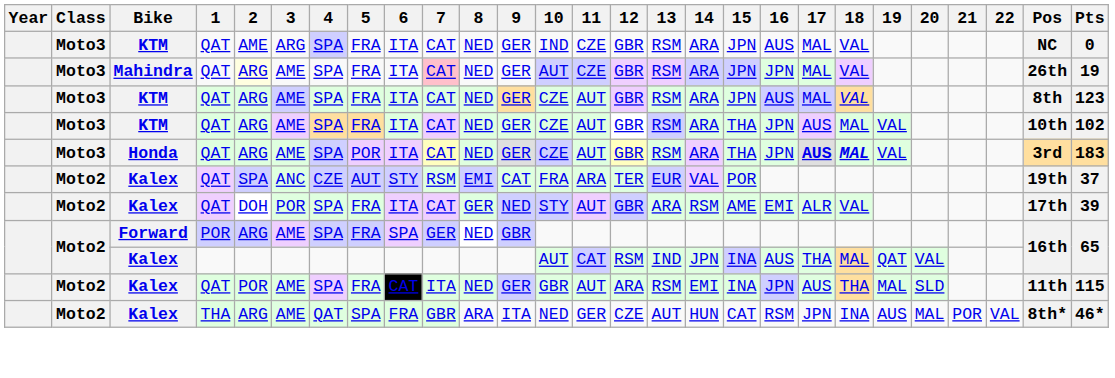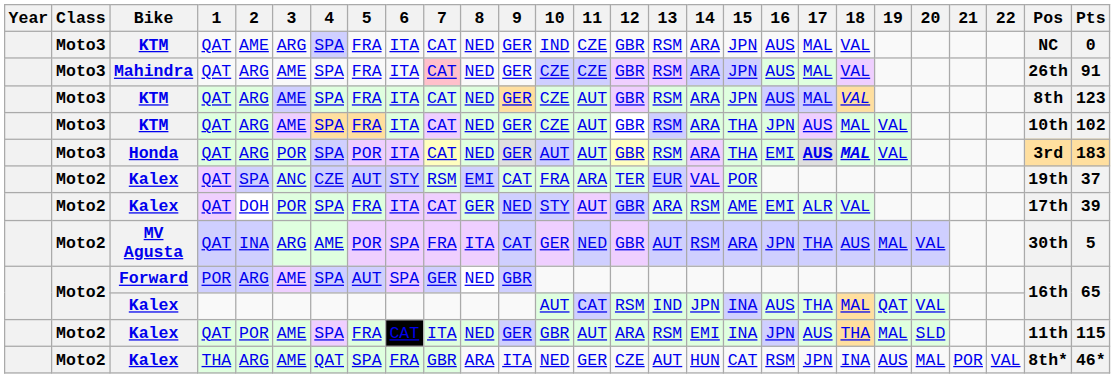(253, 72) lightyellow background -> (254, 72) no background
(554, 72) AUT -> (555, 72) CZE
(779, 72) JPN -> (780, 72) AUS
(1090, 72) 19 -> (1091, 72) 91
(291, 153) AME -> (292, 153) POR
(554, 153) CZE -> (555, 153) AUT
(779, 153) JPN -> (780, 153) EMI
+ row: (154, 243)
(366, 233) FRA -> (367, 279) AUT
